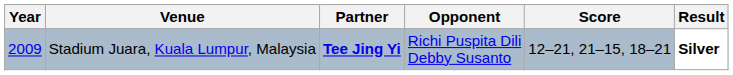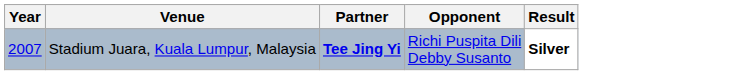- column: (600, 17)
(25, 49) 2009 -> (25, 49) 2007
